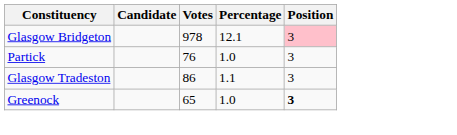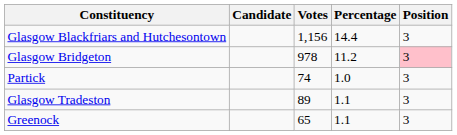+ row: (117, 36)
(231, 36) 12.1 -> (345, 57) 11.2
(189, 57) 76 -> (304, 78) 74
(189, 78) 86 -> (304, 99) 89
(227, 99) 1.0 -> (342, 120) 1.1
(291, 99) bold -> (406, 120) normal
